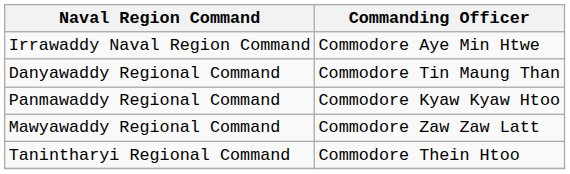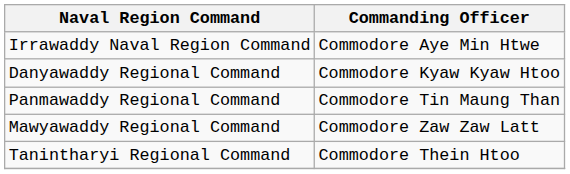(439, 73) Commodore Tin Maung Than -> (439, 73) Commodore Kyaw Kyaw Htoo
(439, 100) Commodore Kyaw Kyaw Htoo -> (439, 100) Commodore Tin Maung Than
